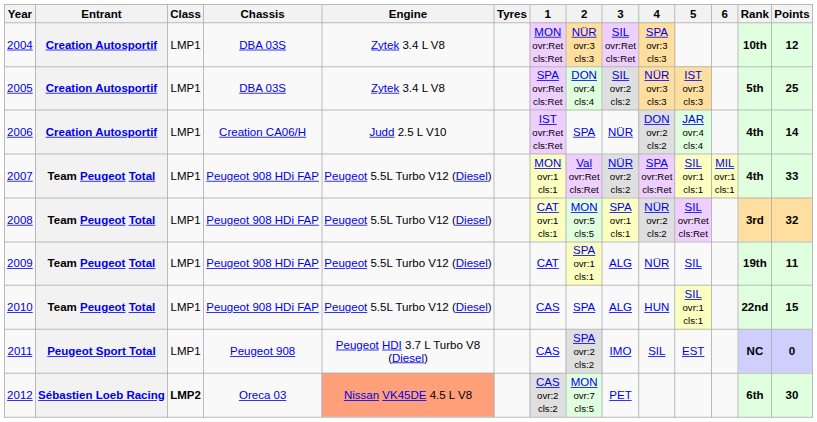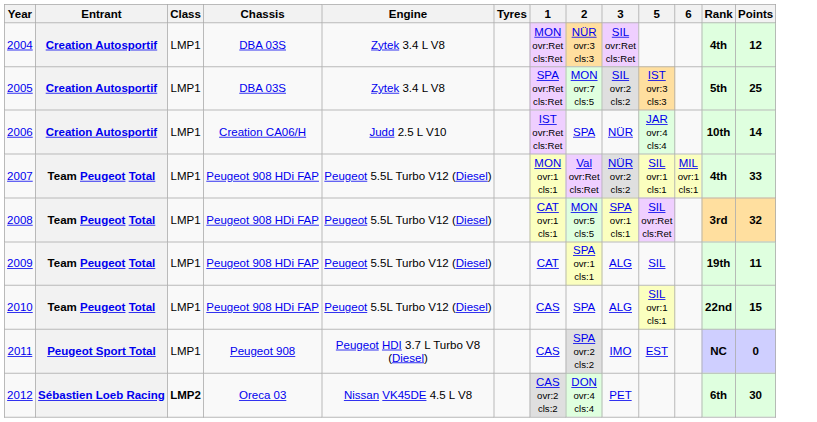- column: (657, 14)
(755, 45) 10th -> (719, 45) 4th
(584, 89) DON ovr:4 cls:4 -> (584, 89) MON ovr:7 cls:5
(755, 132) 4th -> (719, 132) 10th
(408, 395) lightsalmon background -> (408, 395) no background
(584, 395) MON ovr:7 cls:5 -> (584, 395) DON ovr:4 cls:4
